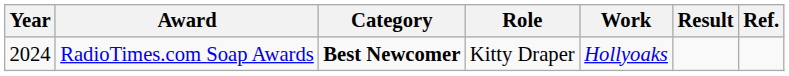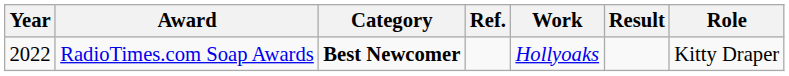columns swapped: (522, 20) <-> (761, 20)
(30, 53) 2024 -> (30, 53) 2022
